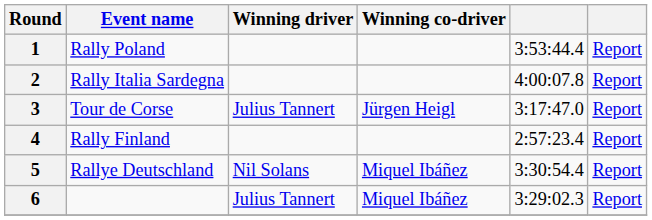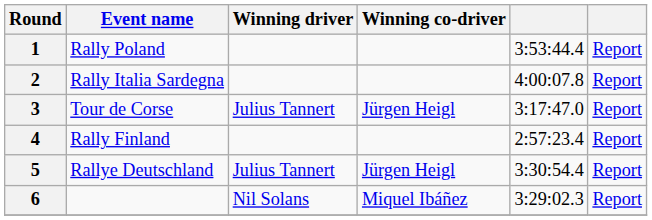(271, 169) Nil Solans -> (284, 169) Julius Tannert
(415, 169) Miquel Ibáñez -> (409, 169) Jürgen Heigl
(284, 199) Julius Tannert -> (271, 199) Nil Solans
